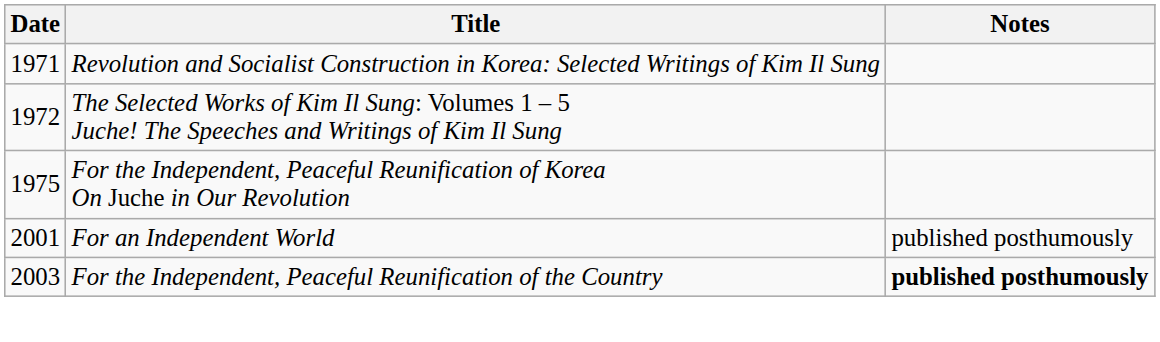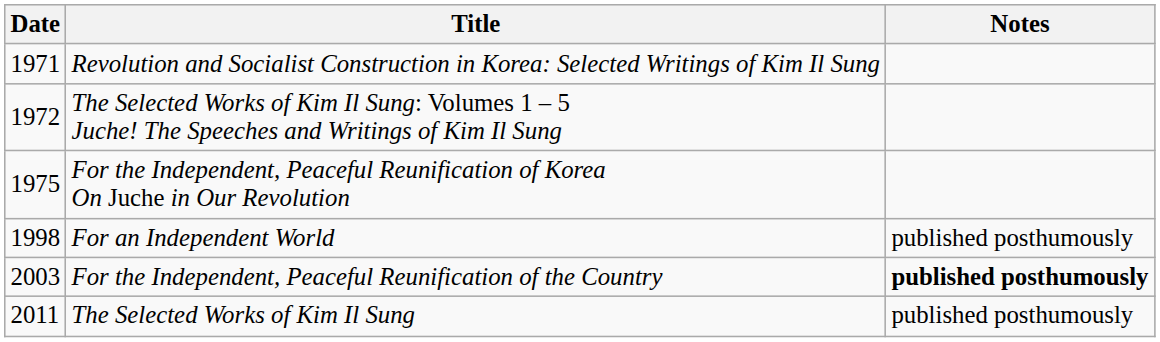(35, 237) 2001 -> (35, 237) 1998
+ row: (243, 315)
